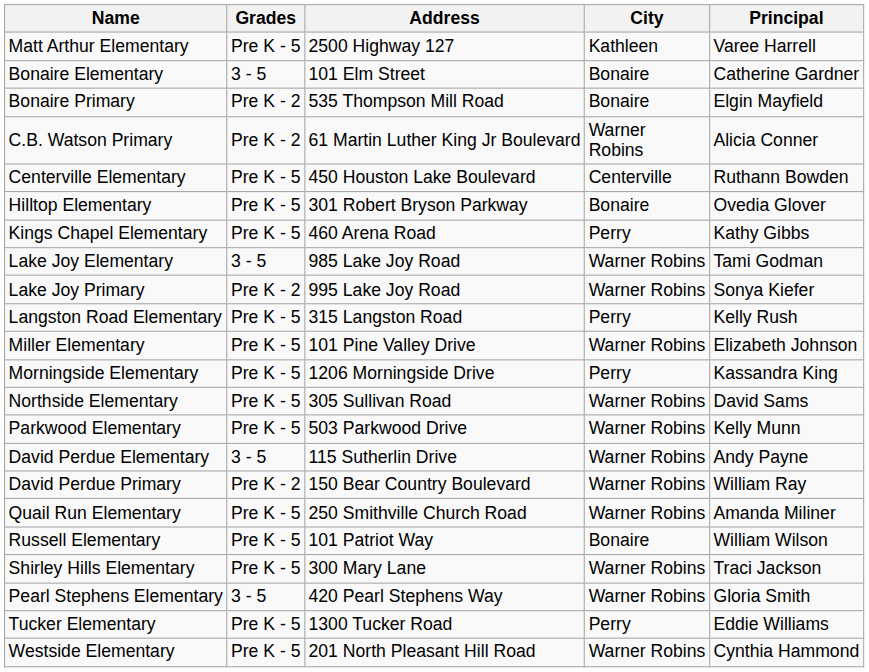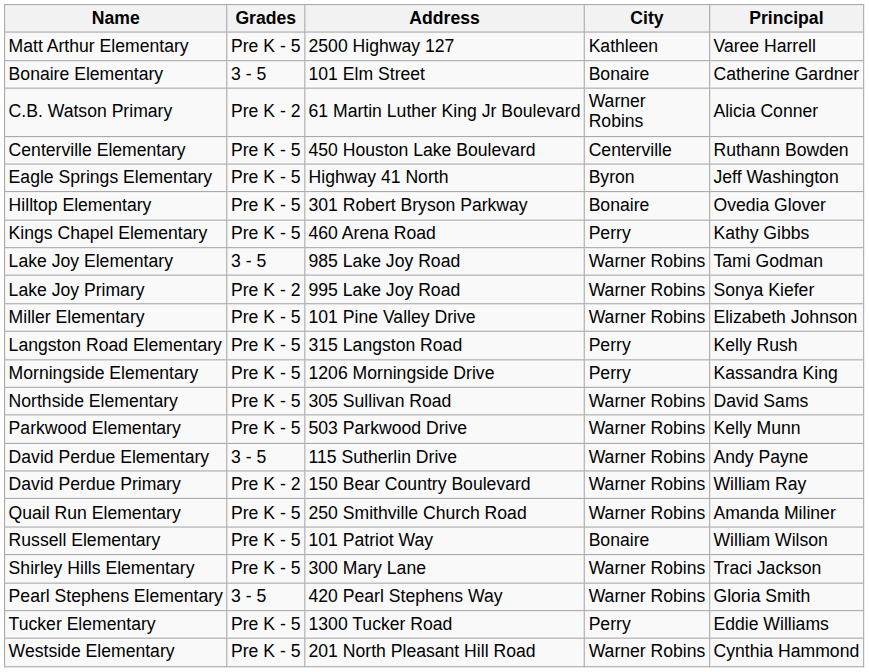- row: (72, 102)
+ row: (110, 177)
rows swapped: (115, 317) <-> (77, 345)
